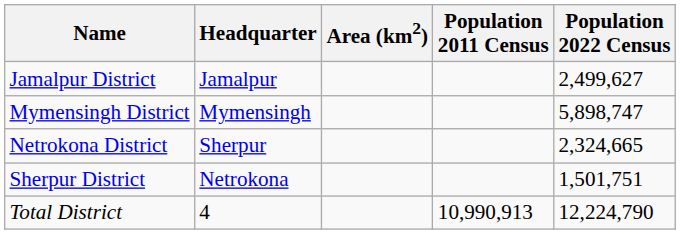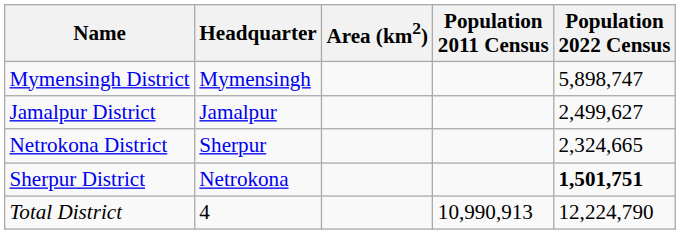rows swapped: (100, 111) <-> (83, 78)
(601, 178) normal -> (601, 178) bold
